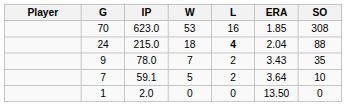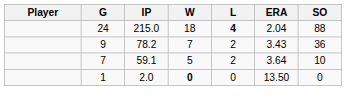- row: (103, 28)
(146, 61) 78.0 -> (146, 45) 78.2
(320, 61) 35 -> (320, 45) 36
(190, 93) normal -> (190, 77) bold
